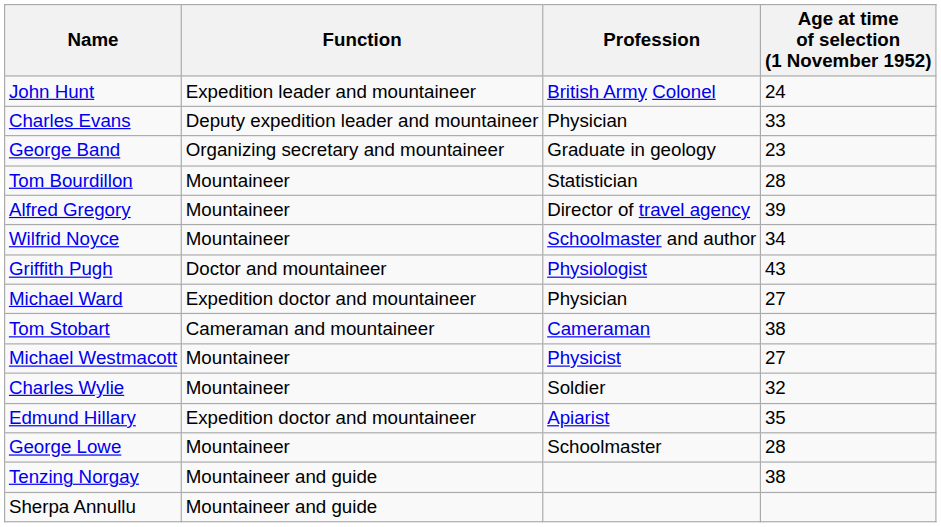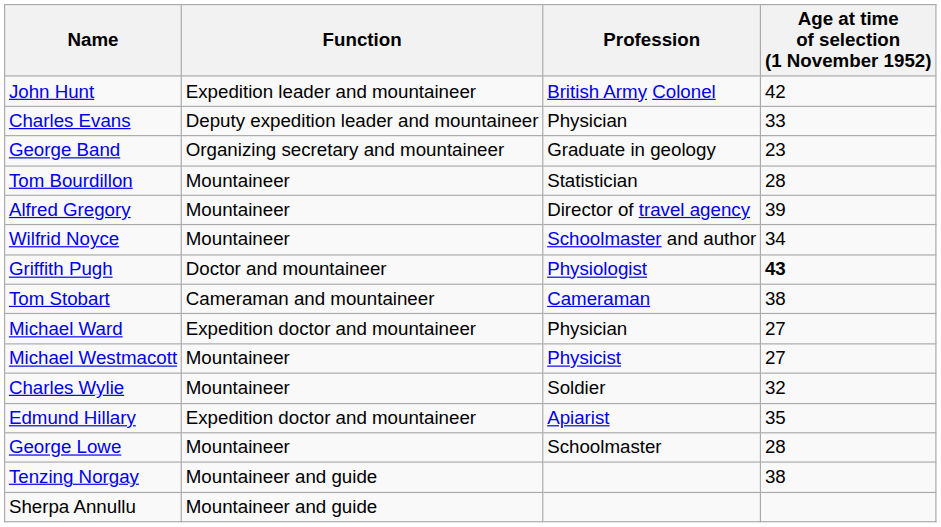(775, 91) 24 -> (775, 91) 42
(775, 269) normal -> (775, 269) bold
rows swapped: (59, 328) <-> (66, 298)
